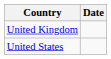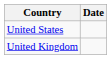rows swapped: (42, 29) <-> (35, 46)
